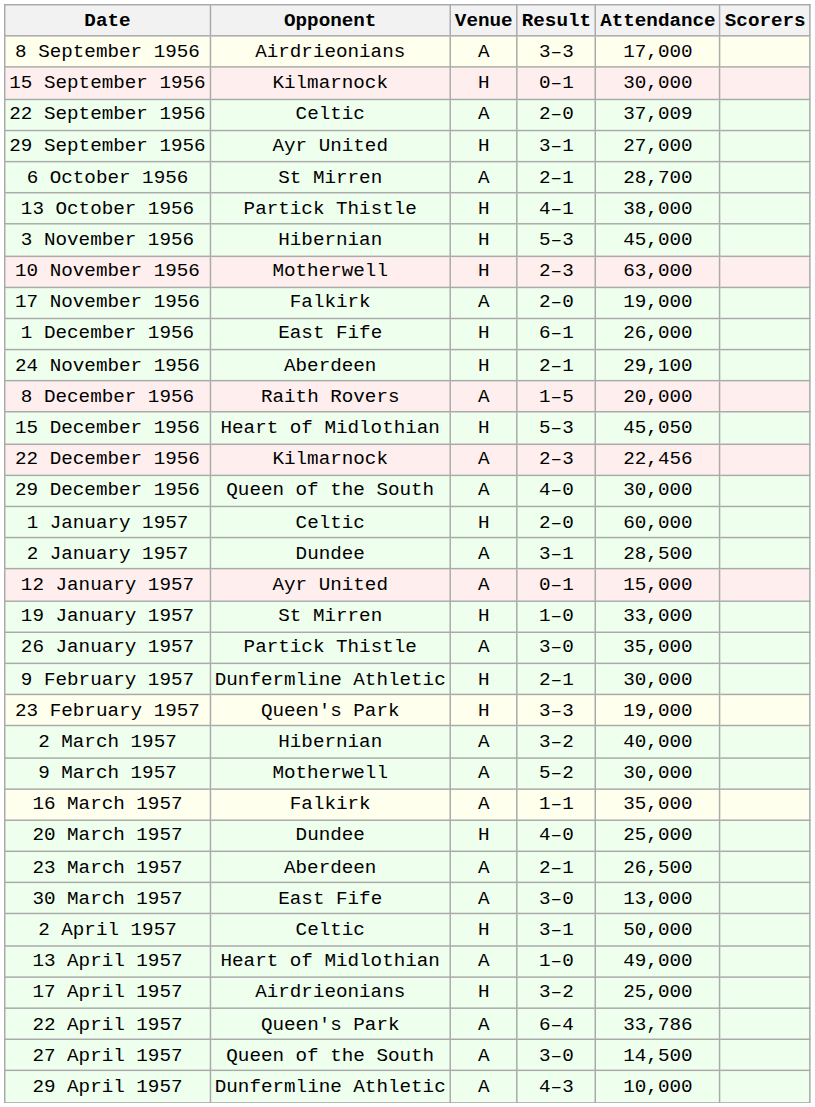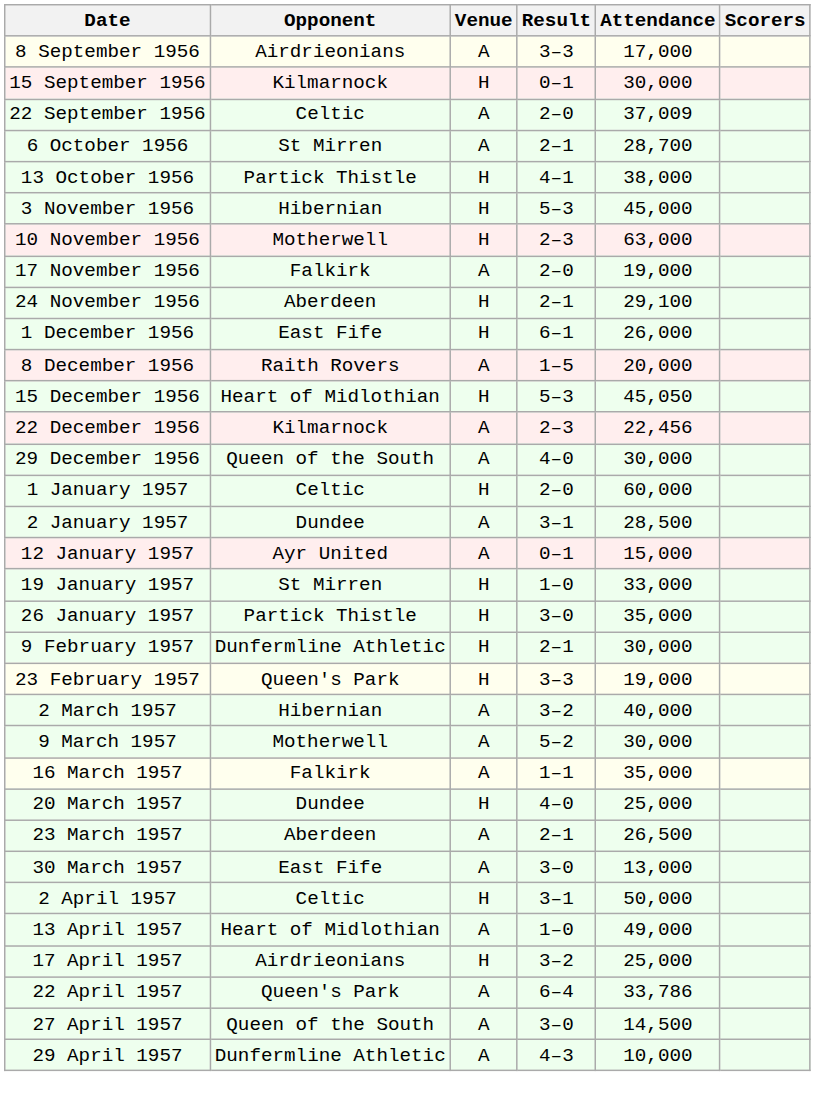- row: (107, 146)
rows swapped: (107, 365) <-> (107, 334)
(484, 648) A -> (484, 616) H
